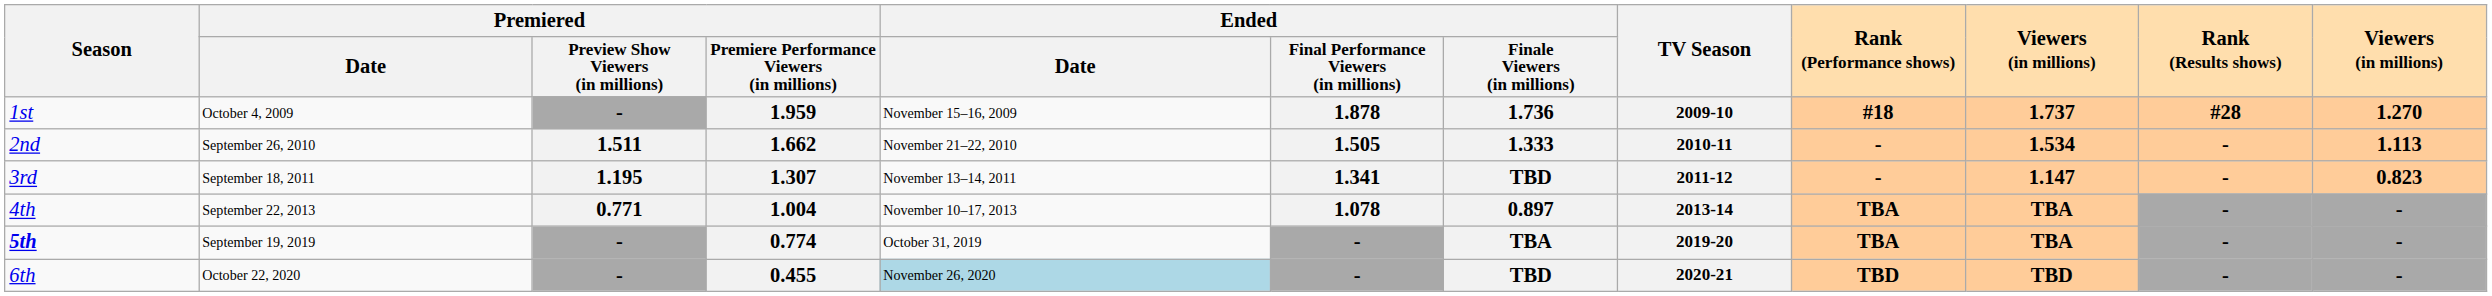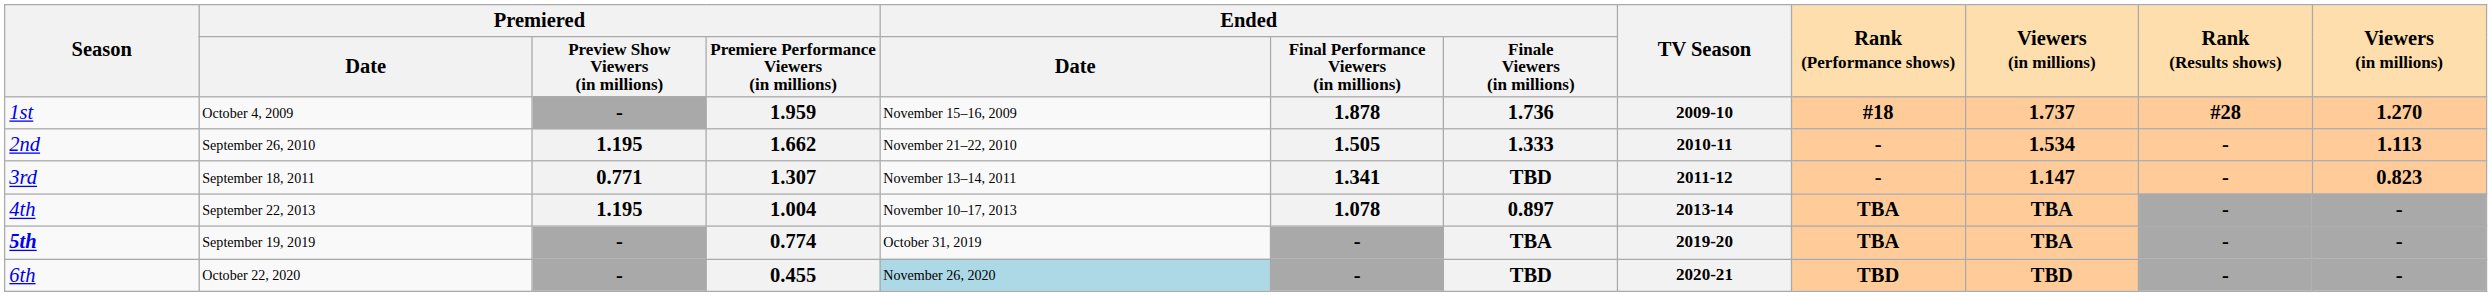(619, 144) 1.511 -> (619, 144) 1.195
(619, 177) 1.195 -> (619, 177) 0.771
(619, 209) 0.771 -> (619, 209) 1.195
